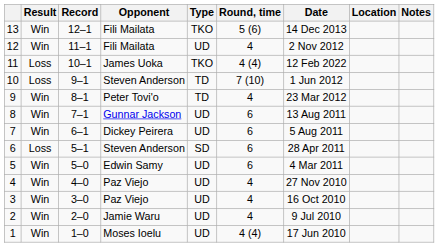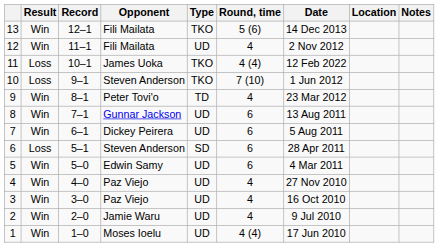(202, 81) TD -> (202, 81) TKO
